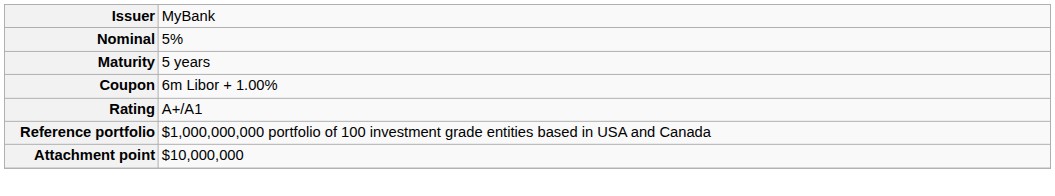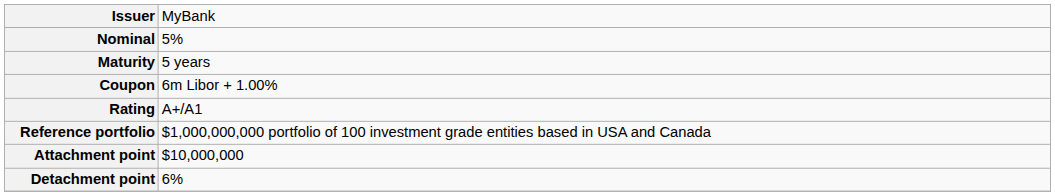+ row: (93, 179)
